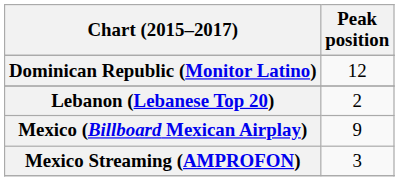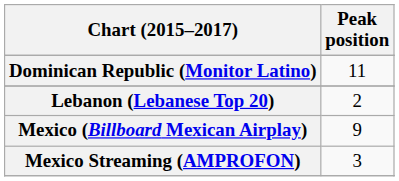(357, 70) 12 -> (357, 70) 11
